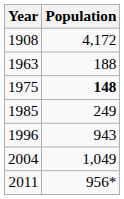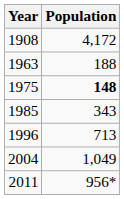(105, 111) 249 -> (105, 111) 343
(105, 135) 943 -> (105, 135) 713
